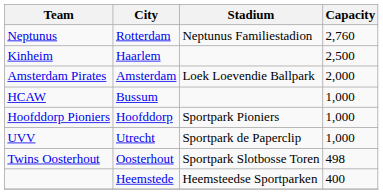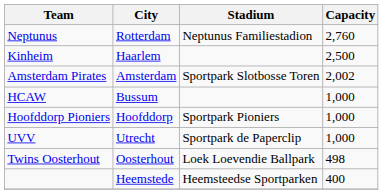(249, 76) Loek Loevendie Ballpark -> (251, 76) Sportpark Slotbosse Toren
(340, 76) 2,000 -> (340, 76) 2,002
(251, 158) Sportpark Slotbosse Toren -> (249, 158) Loek Loevendie Ballpark
